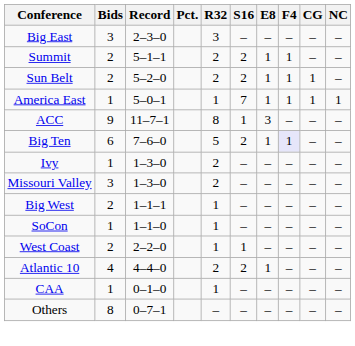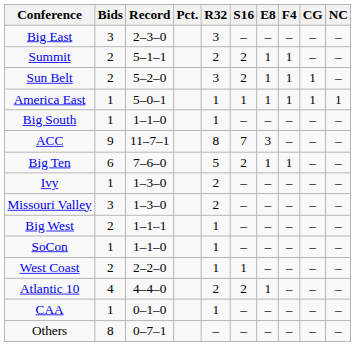(216, 78) 2 -> (216, 78) 3
(244, 99) 7 -> (244, 99) 1
+ row: (50, 120)
(244, 120) 1 -> (244, 141) 7
(289, 141) lavender background -> (289, 162) no background
